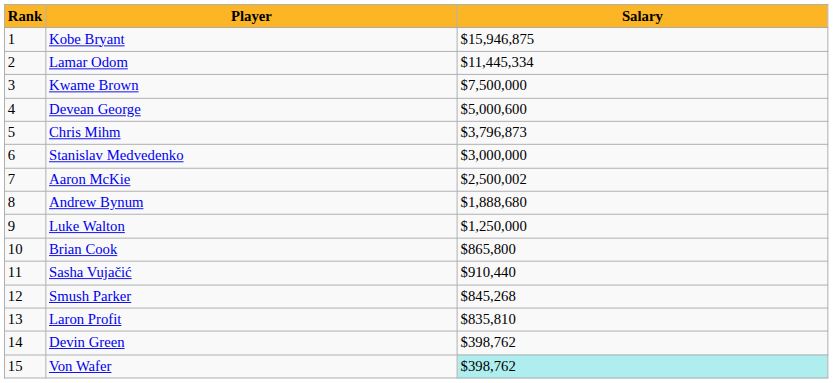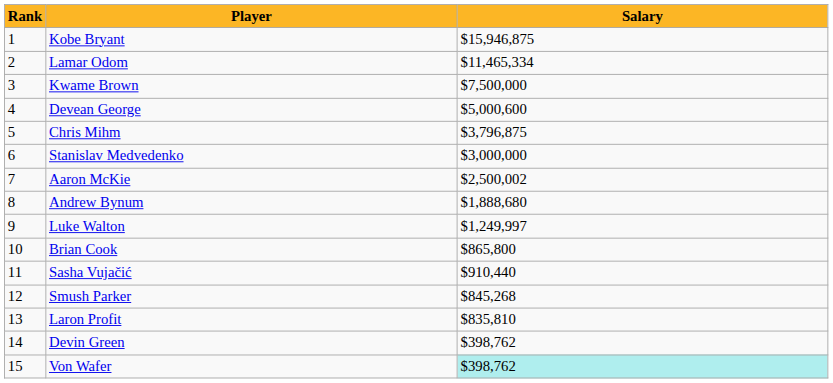(497, 62) $11,445,334 -> (497, 62) $11,465,334
(494, 132) $3,796,873 -> (494, 132) $3,796,875
(494, 226) $1,250,000 -> (494, 226) $1,249,997
